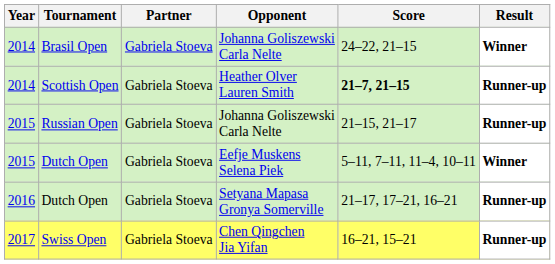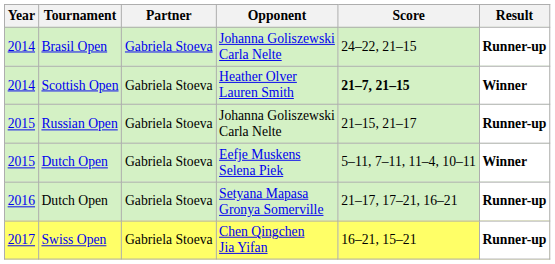(505, 46) Winner -> (514, 46) Runner-up
(514, 85) Runner-up -> (505, 85) Winner
